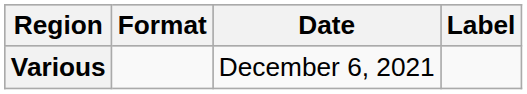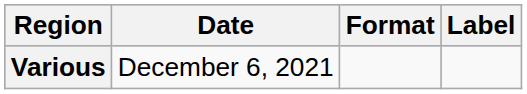columns swapped: (327, 25) <-> (162, 25)
